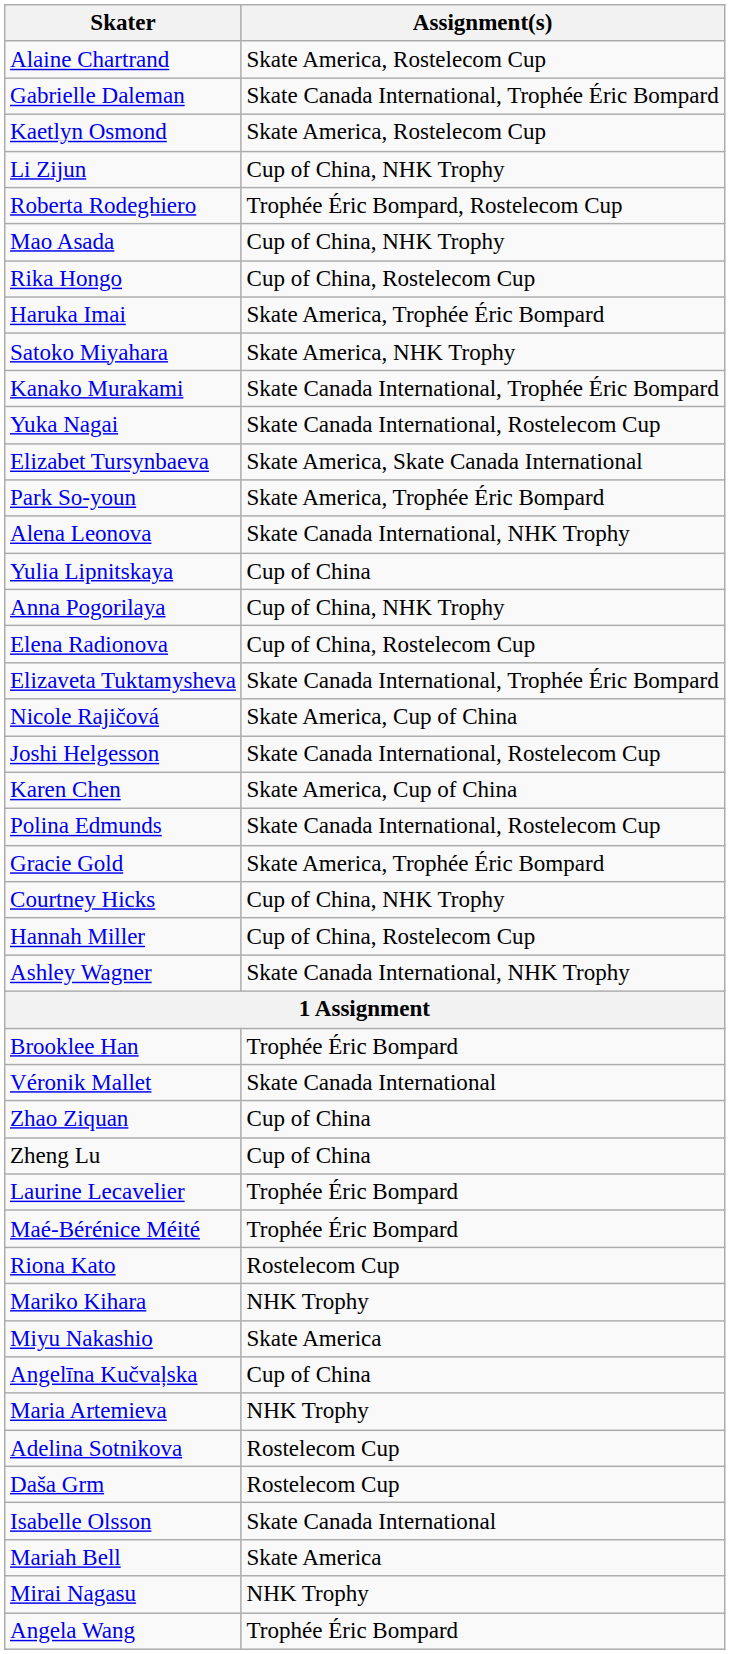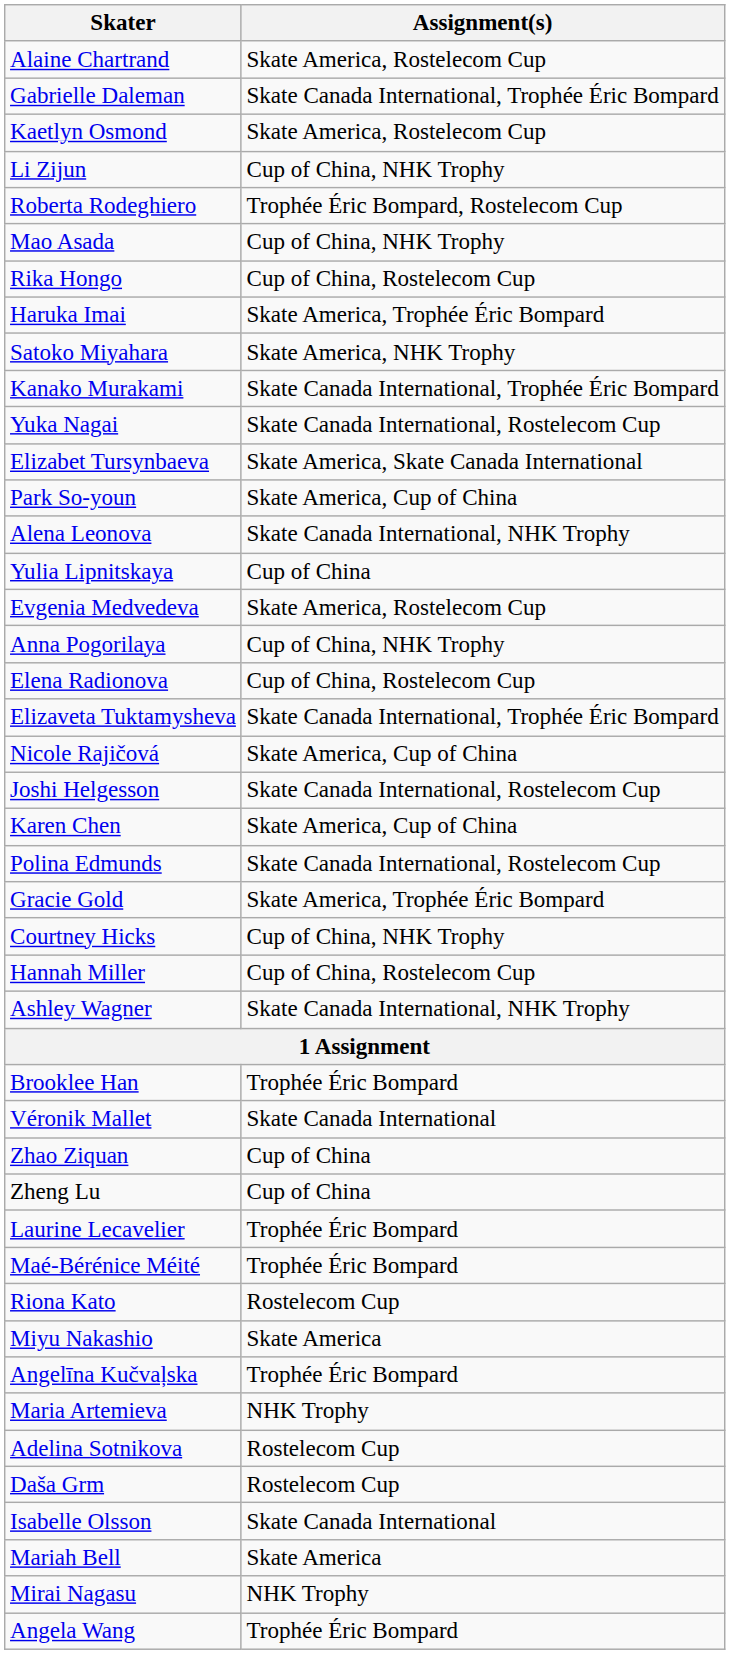(425, 497) Skate America, Trophée Éric Bompard -> (382, 497) Skate America, Cup of China
+ row: (104, 607)
- row: (78, 1301)
(309, 1374) Cup of China -> (352, 1374) Trophée Éric Bompard
